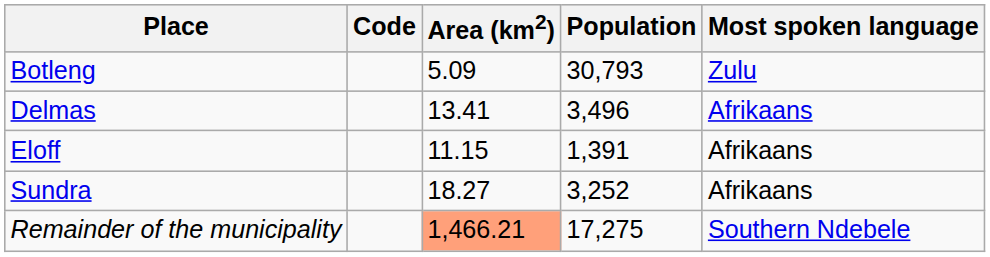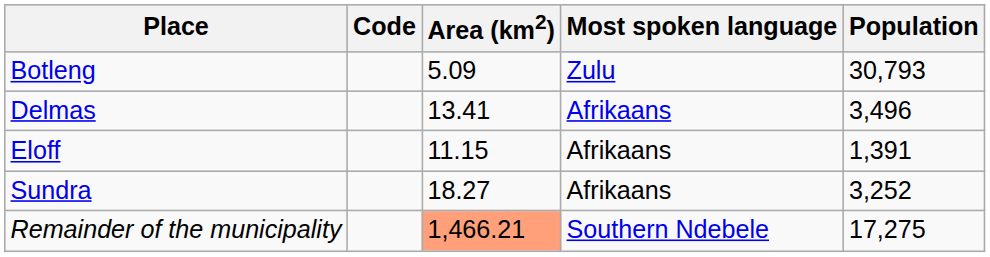columns swapped: (631, 27) <-> (843, 27)
